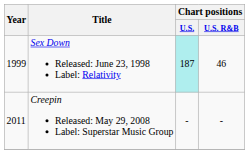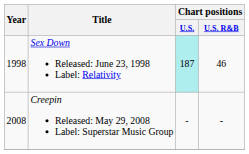(16, 63) 1999 -> (16, 63) 1998
(16, 120) 2011 -> (16, 120) 2008
